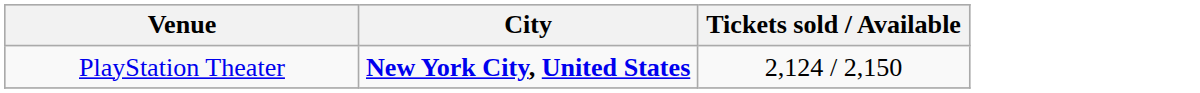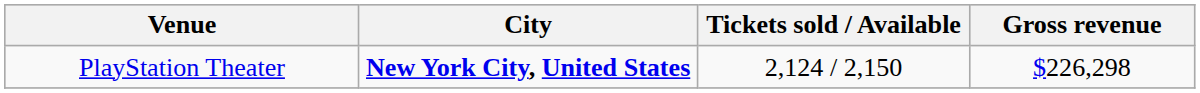+ column: (1082, 25)
